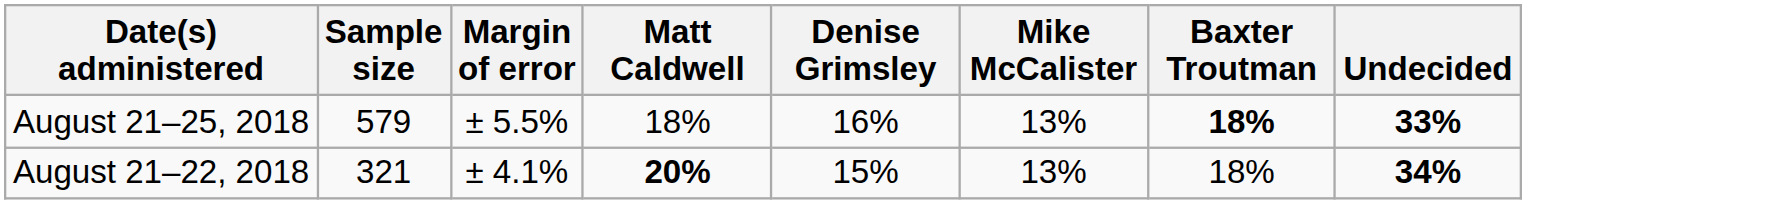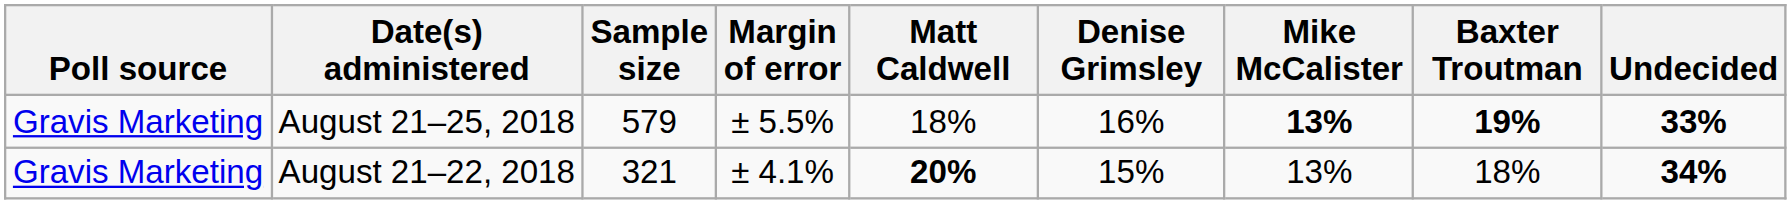+ column: (138, 69)
(1054, 121) normal -> (1319, 121) bold
(1242, 121) 18% -> (1507, 121) 19%
